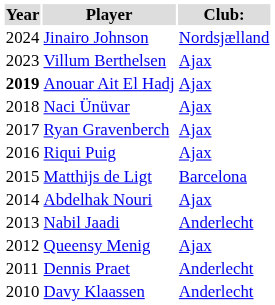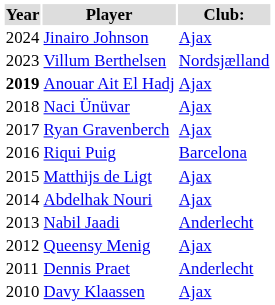(224, 37) Nordsjælland -> (195, 37) Ajax
(195, 60) Ajax -> (224, 60) Nordsjælland
(195, 153) Ajax -> (213, 153) Barcelona
(213, 176) Barcelona -> (195, 176) Ajax
(216, 291) Anderlecht -> (195, 291) Ajax
